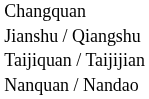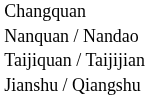rows swapped: (72, 85) <-> (73, 36)
